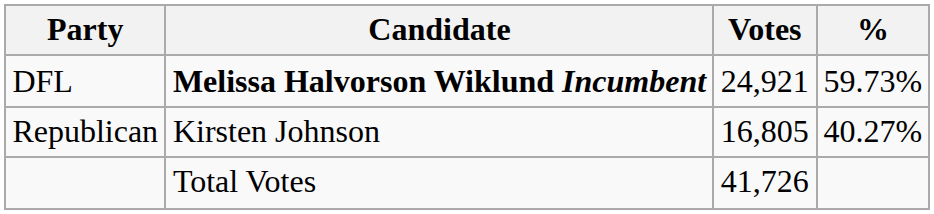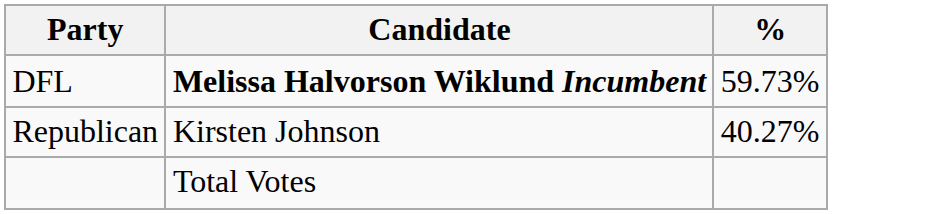- column: (765, 29)
